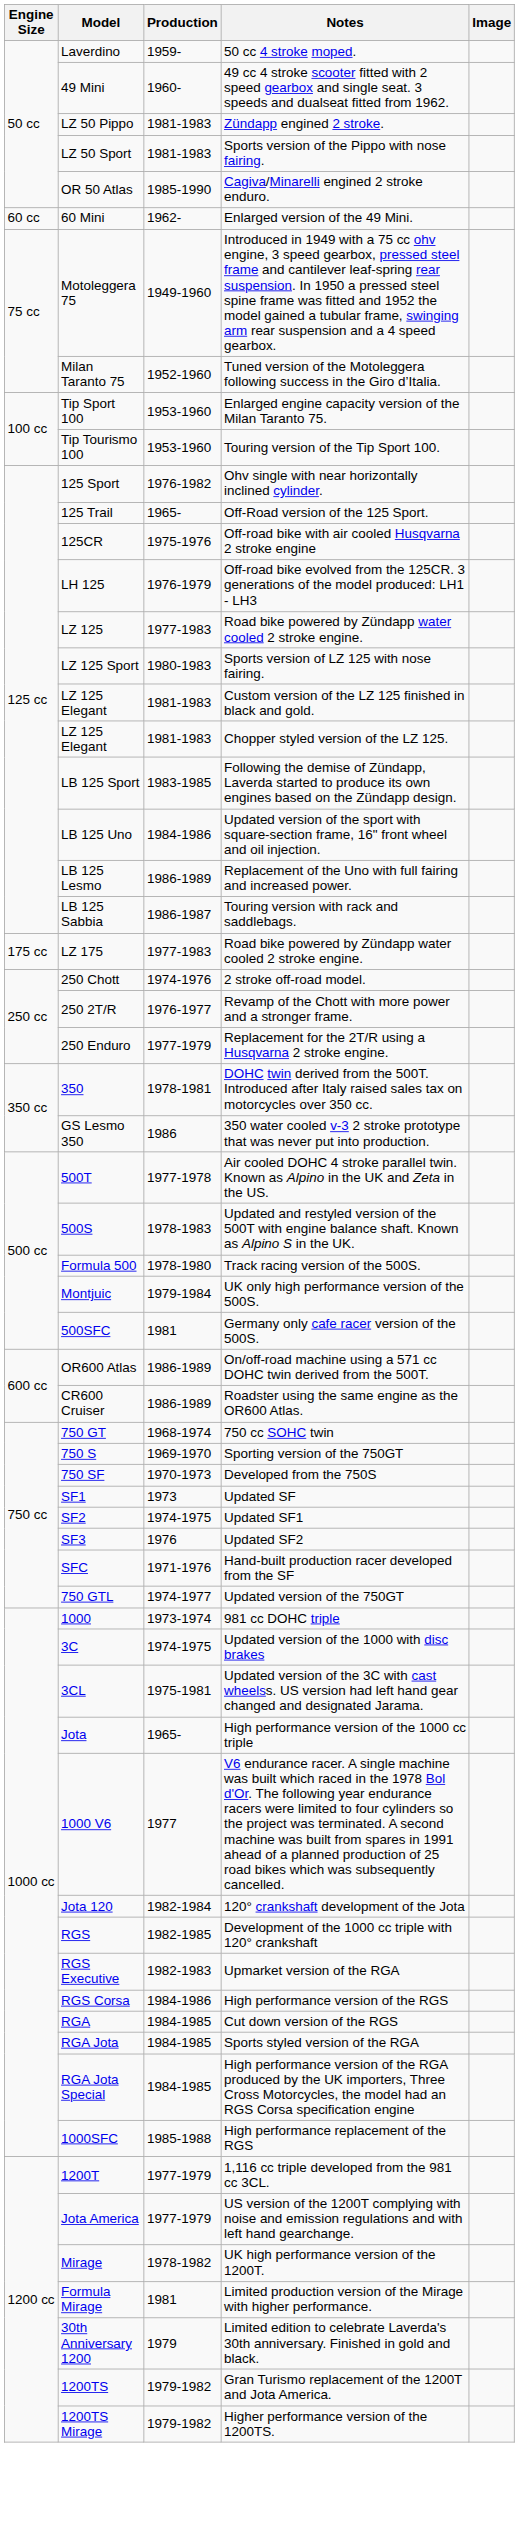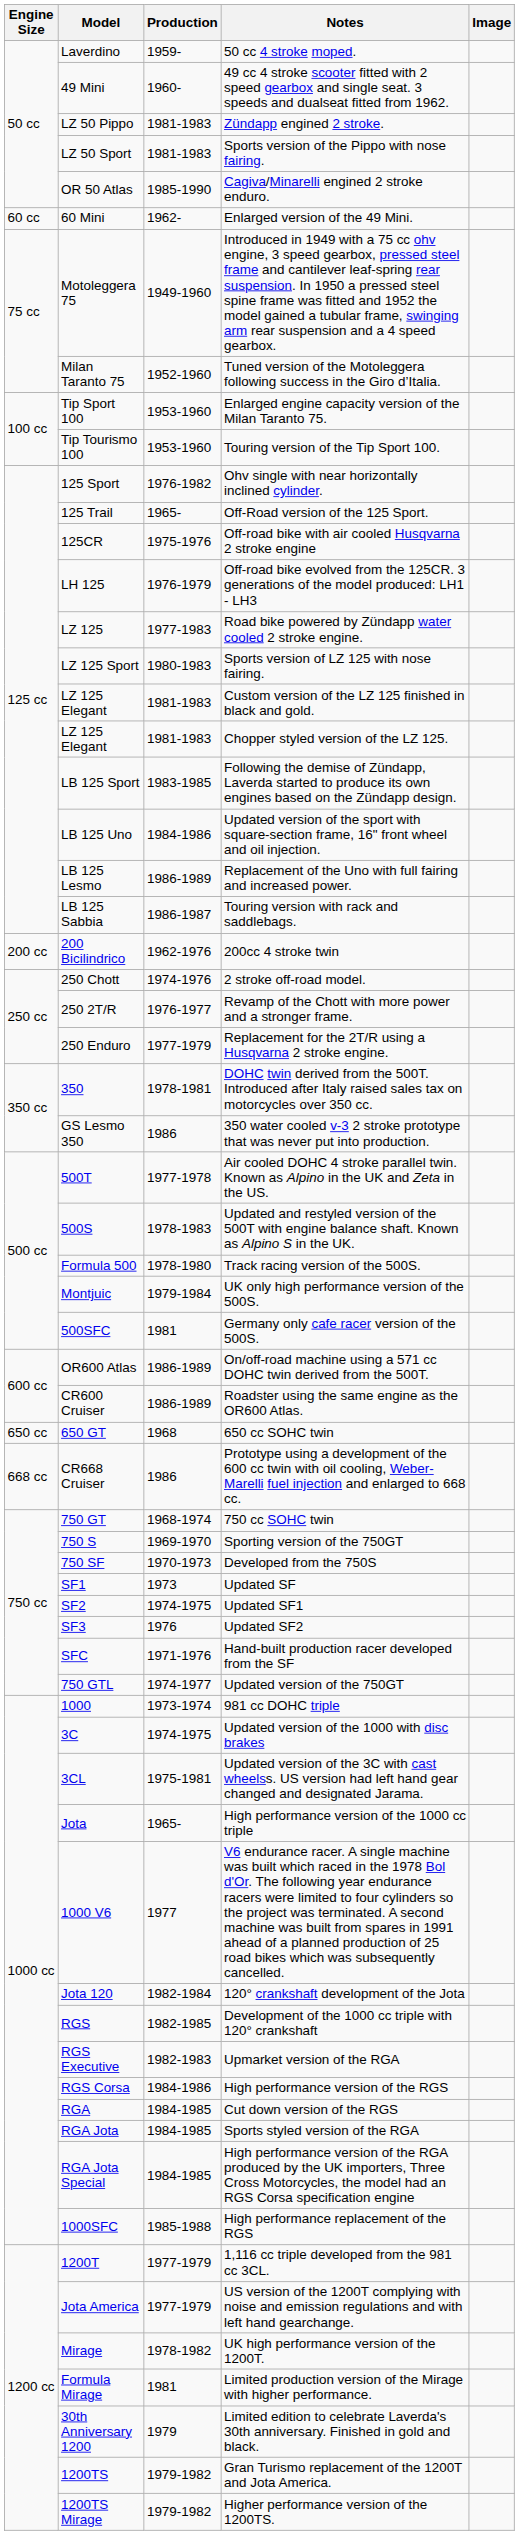- row: (82, 951)
+ row: (93, 951)
+ row: (83, 1432)
+ row: (83, 1476)
